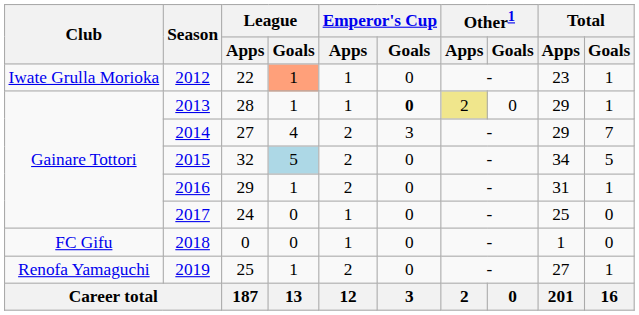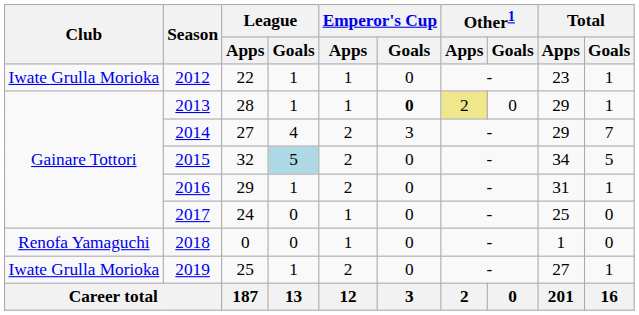(294, 77) lightsalmon background -> (294, 77) no background
(84, 242) FC Gifu -> (84, 242) Renofa Yamaguchi
(84, 269) Renofa Yamaguchi -> (84, 269) Iwate Grulla Morioka
